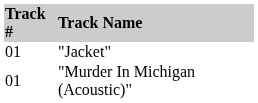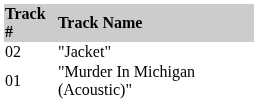(13, 52) 01 -> (13, 52) 02
